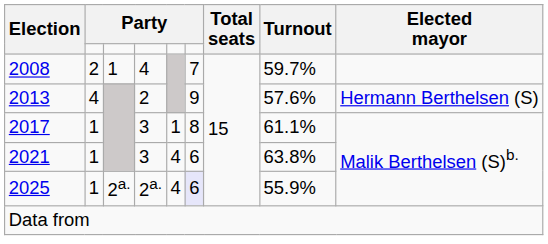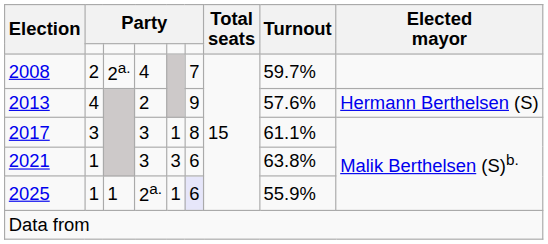(113, 68) 1 -> (119, 71) 2a.
(94, 127) 1 -> (94, 132) 3
(176, 156) 4 -> (176, 161) 3
(119, 188) 2a. -> (113, 193) 1
(176, 188) 4 -> (176, 193) 1
